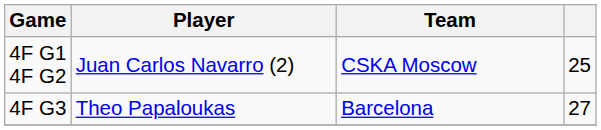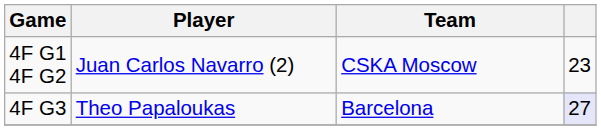(580, 64) 25 -> (580, 64) 23
(580, 108) no background -> (580, 108) lavender background
